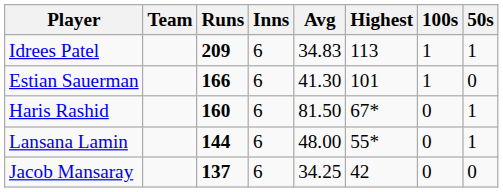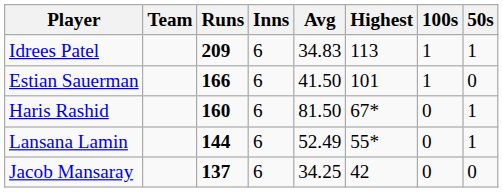(320, 80) 41.30 -> (320, 80) 41.50
(320, 141) 48.00 -> (320, 141) 52.49
